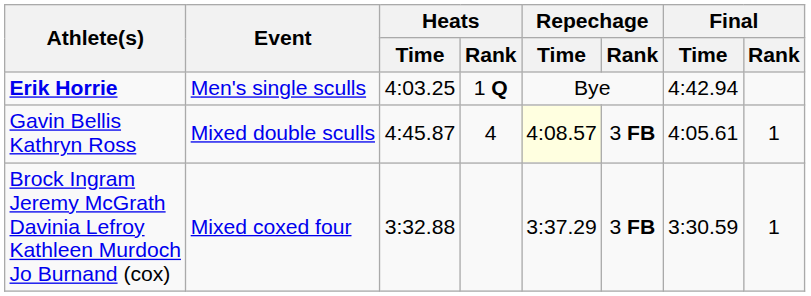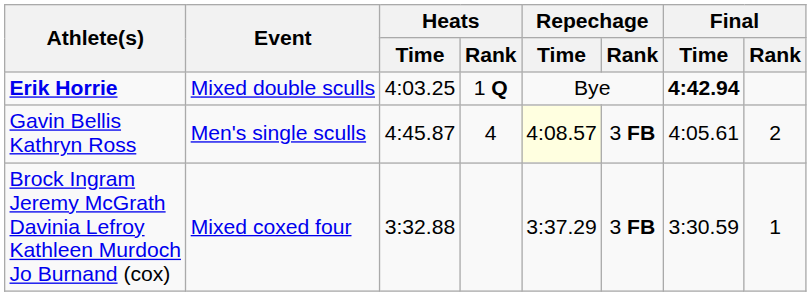(278, 88) Men's single sculls -> (283, 88) Mixed double sculls
(703, 88) normal -> (704, 88) bold
(283, 133) Mixed double sculls -> (278, 133) Men's single sculls
(774, 133) 1 -> (775, 133) 2
